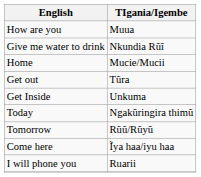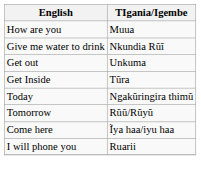- row: (20, 63)
(120, 79) Tũra -> (128, 63) Unkuma
(128, 96) Unkuma -> (120, 79) Tũra
